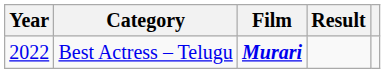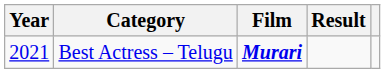(29, 52) 2022 -> (29, 52) 2021
